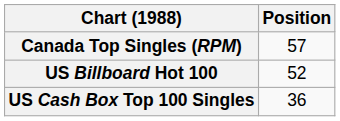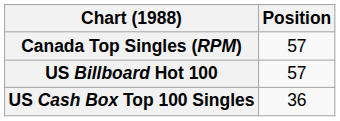(297, 73) 52 -> (297, 73) 57
